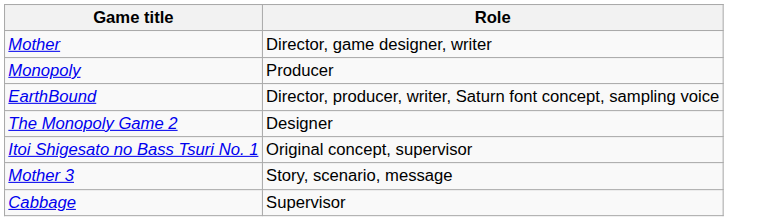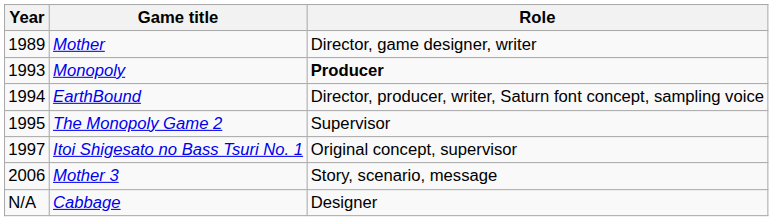+ column: (27, 17)
(300, 70) normal -> (347, 70) bold
(299, 123) Designer -> (351, 123) Supervisor
(306, 202) Supervisor -> (344, 202) Designer
